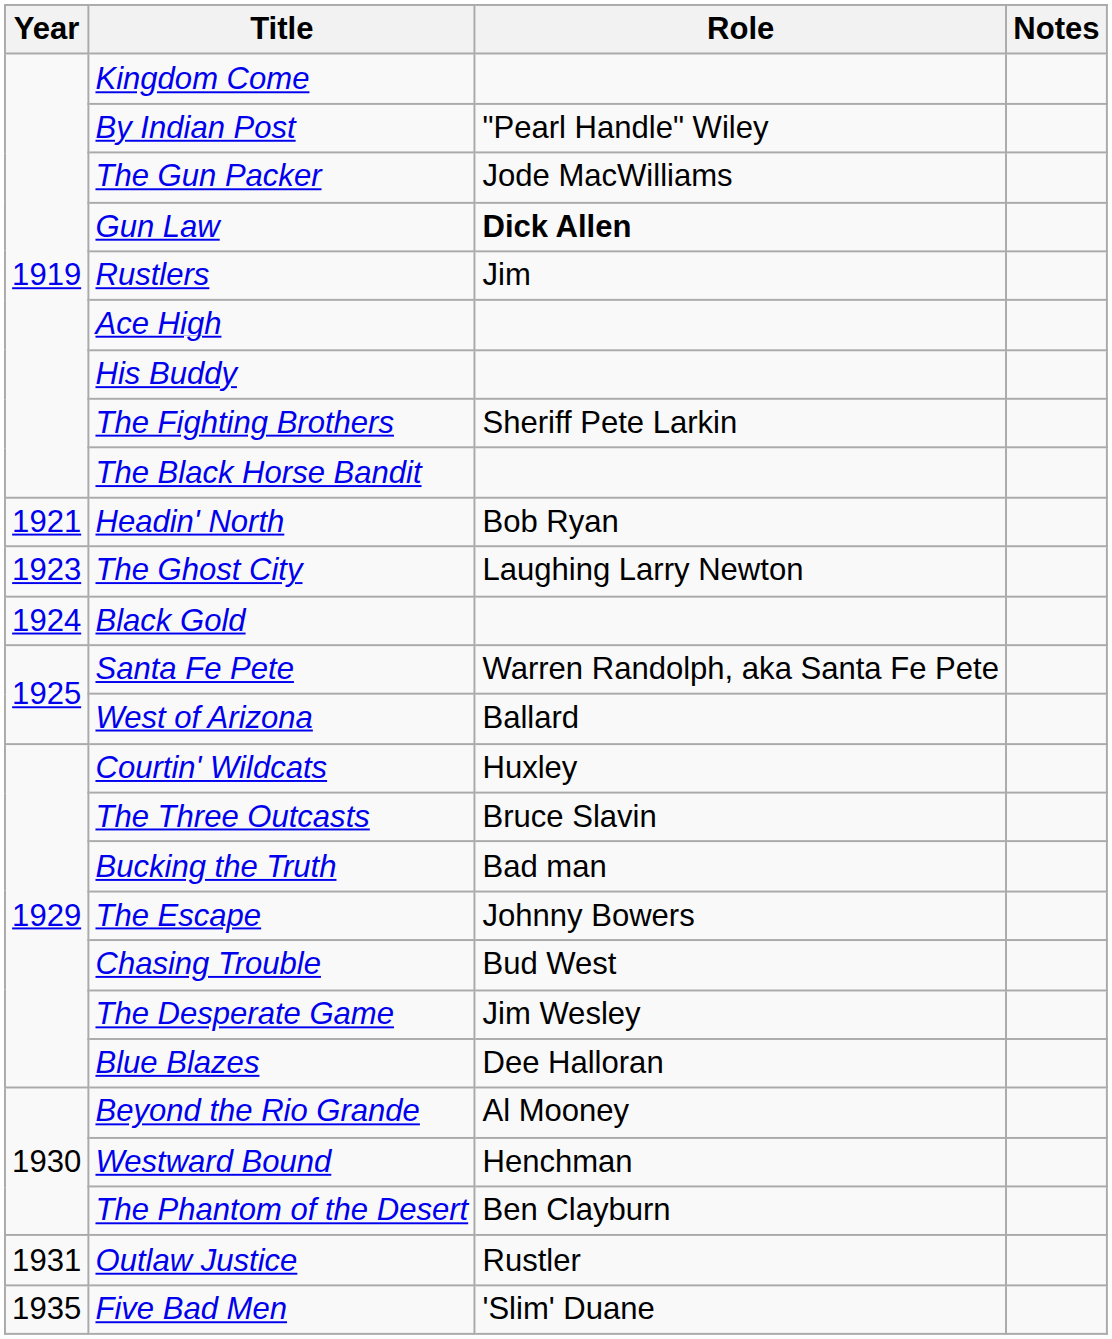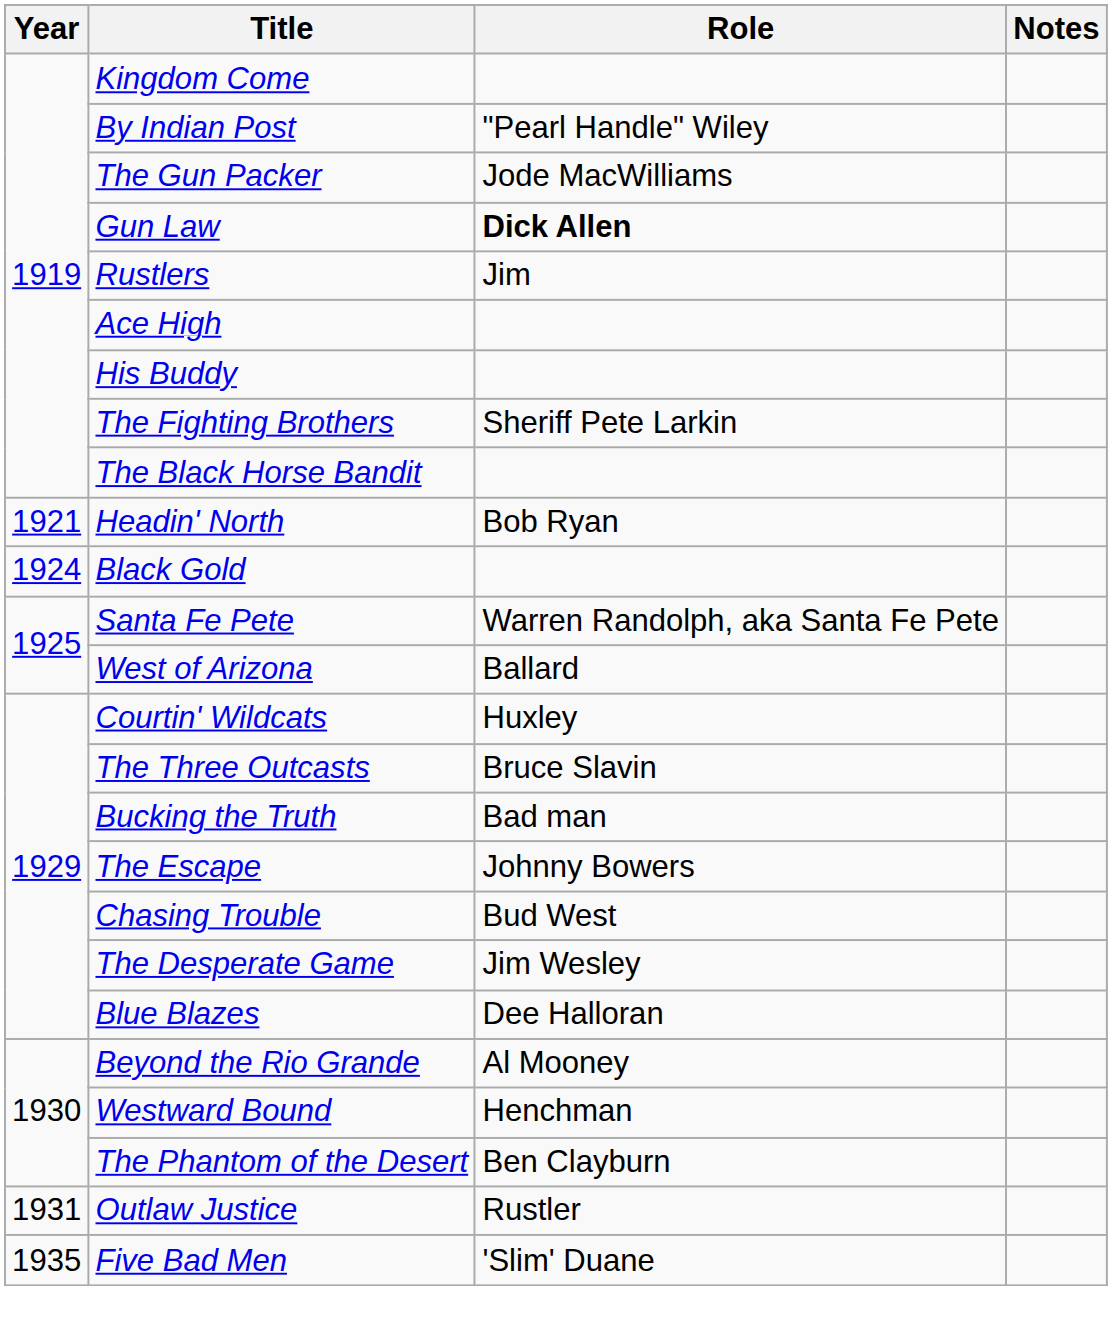- row: (199, 570)
